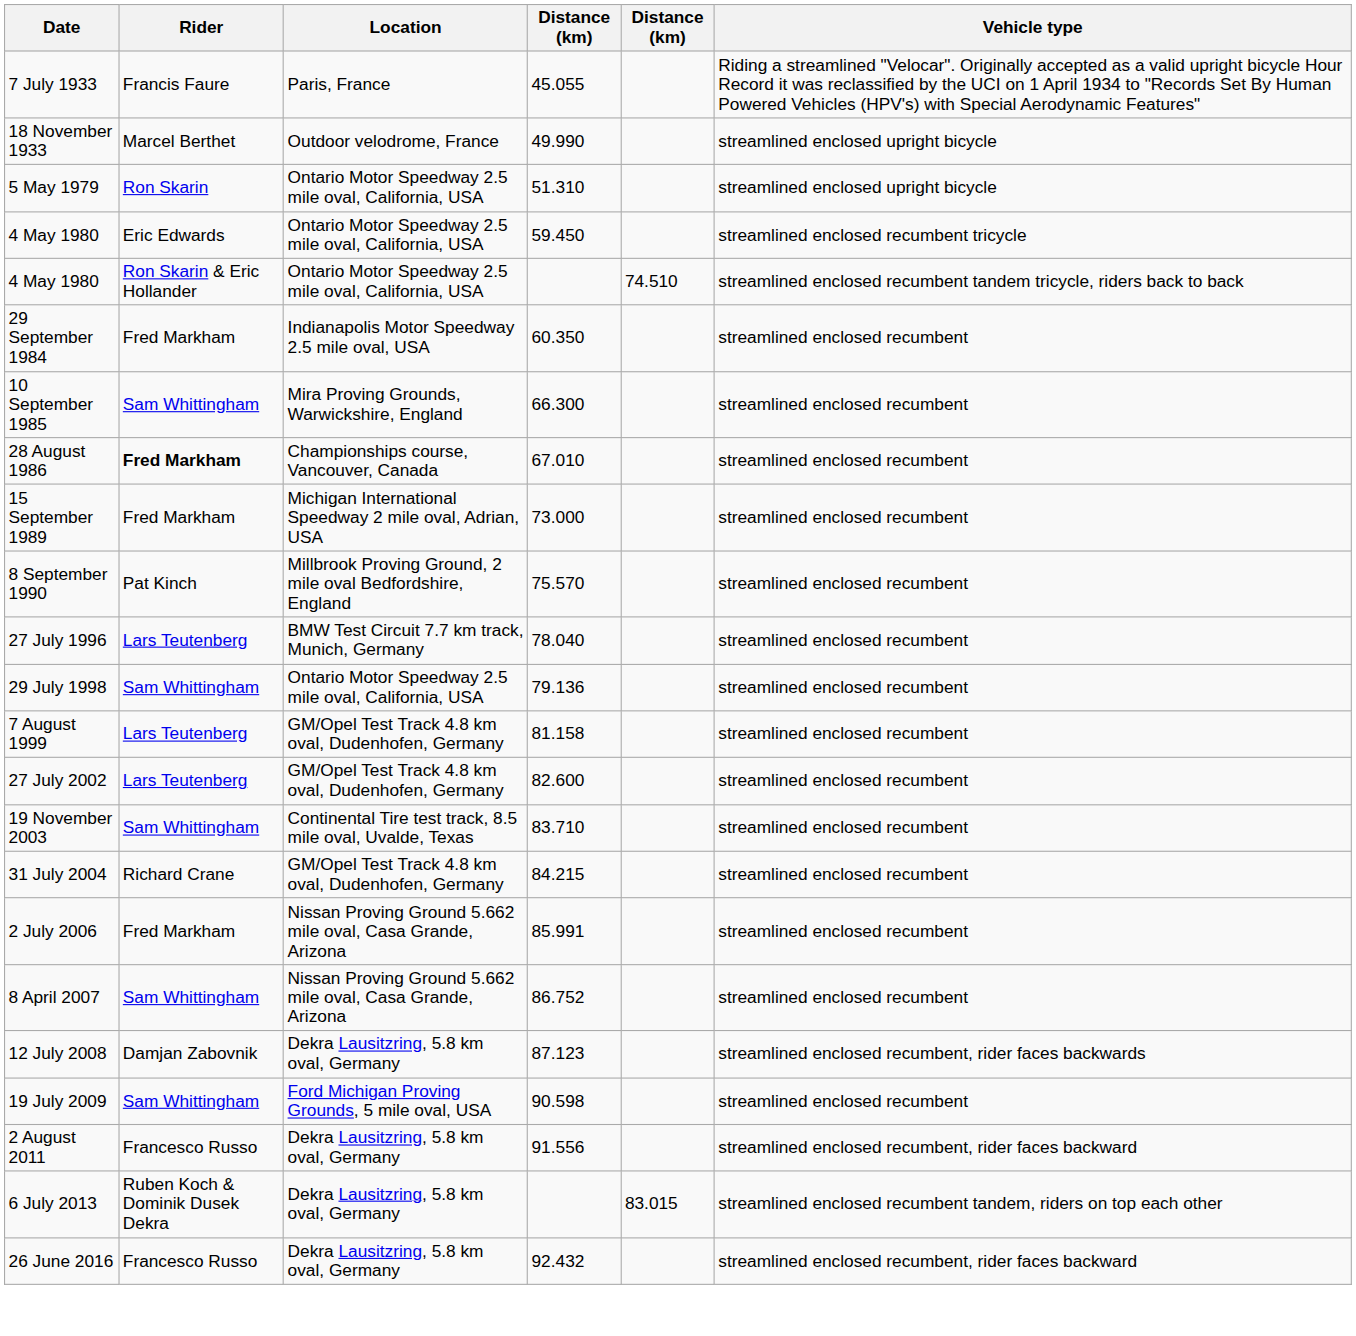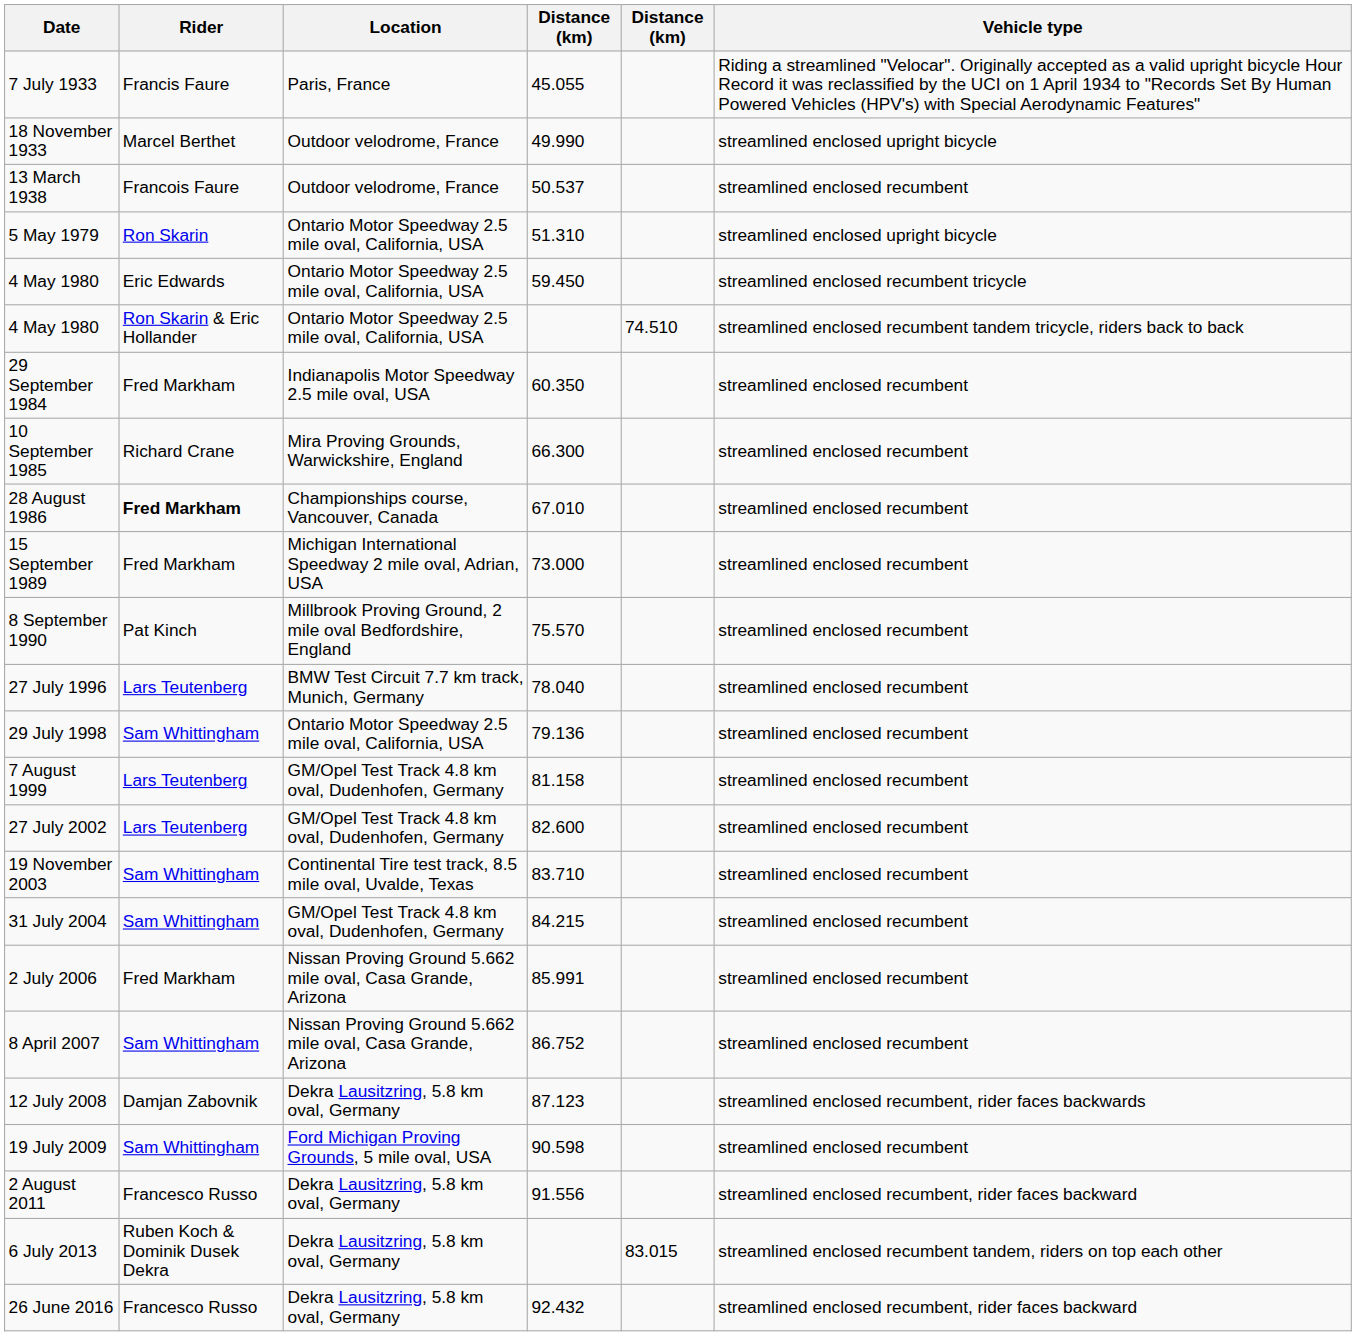+ row: (45, 187)
(191, 404) Sam Whittingham -> (179, 451) Richard Crane
(179, 874) Richard Crane -> (191, 921) Sam Whittingham
